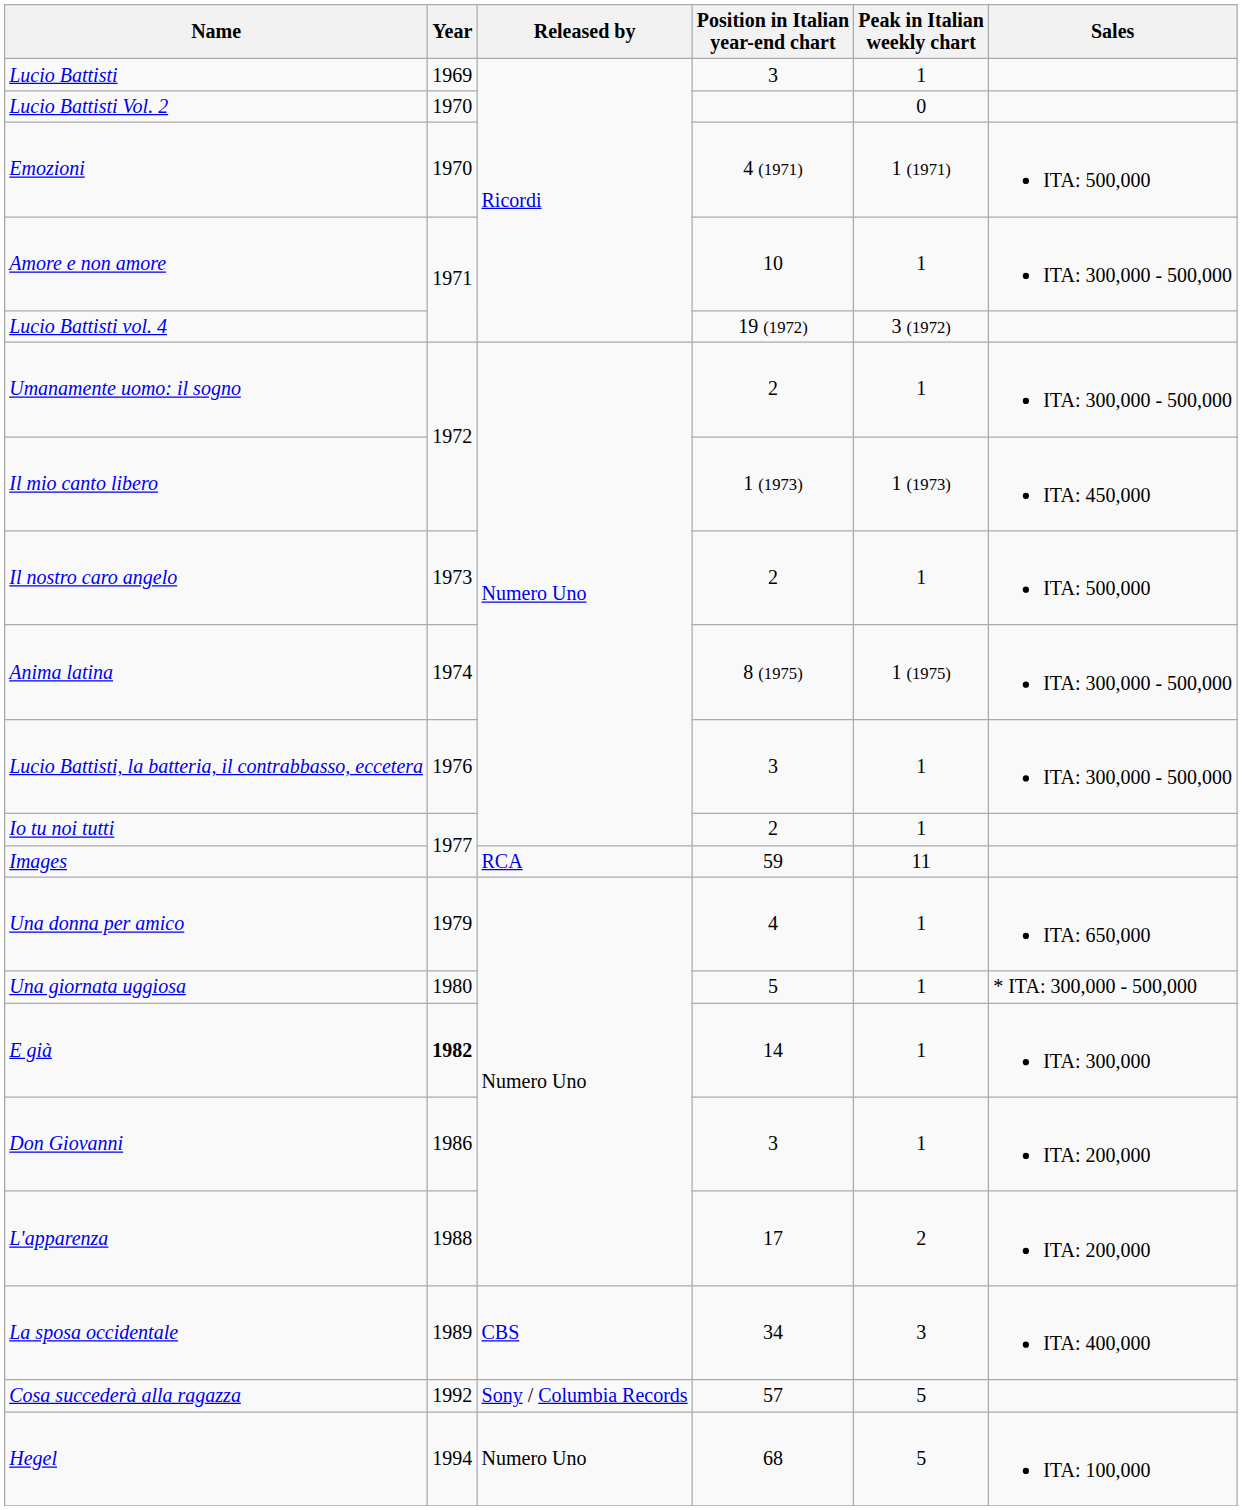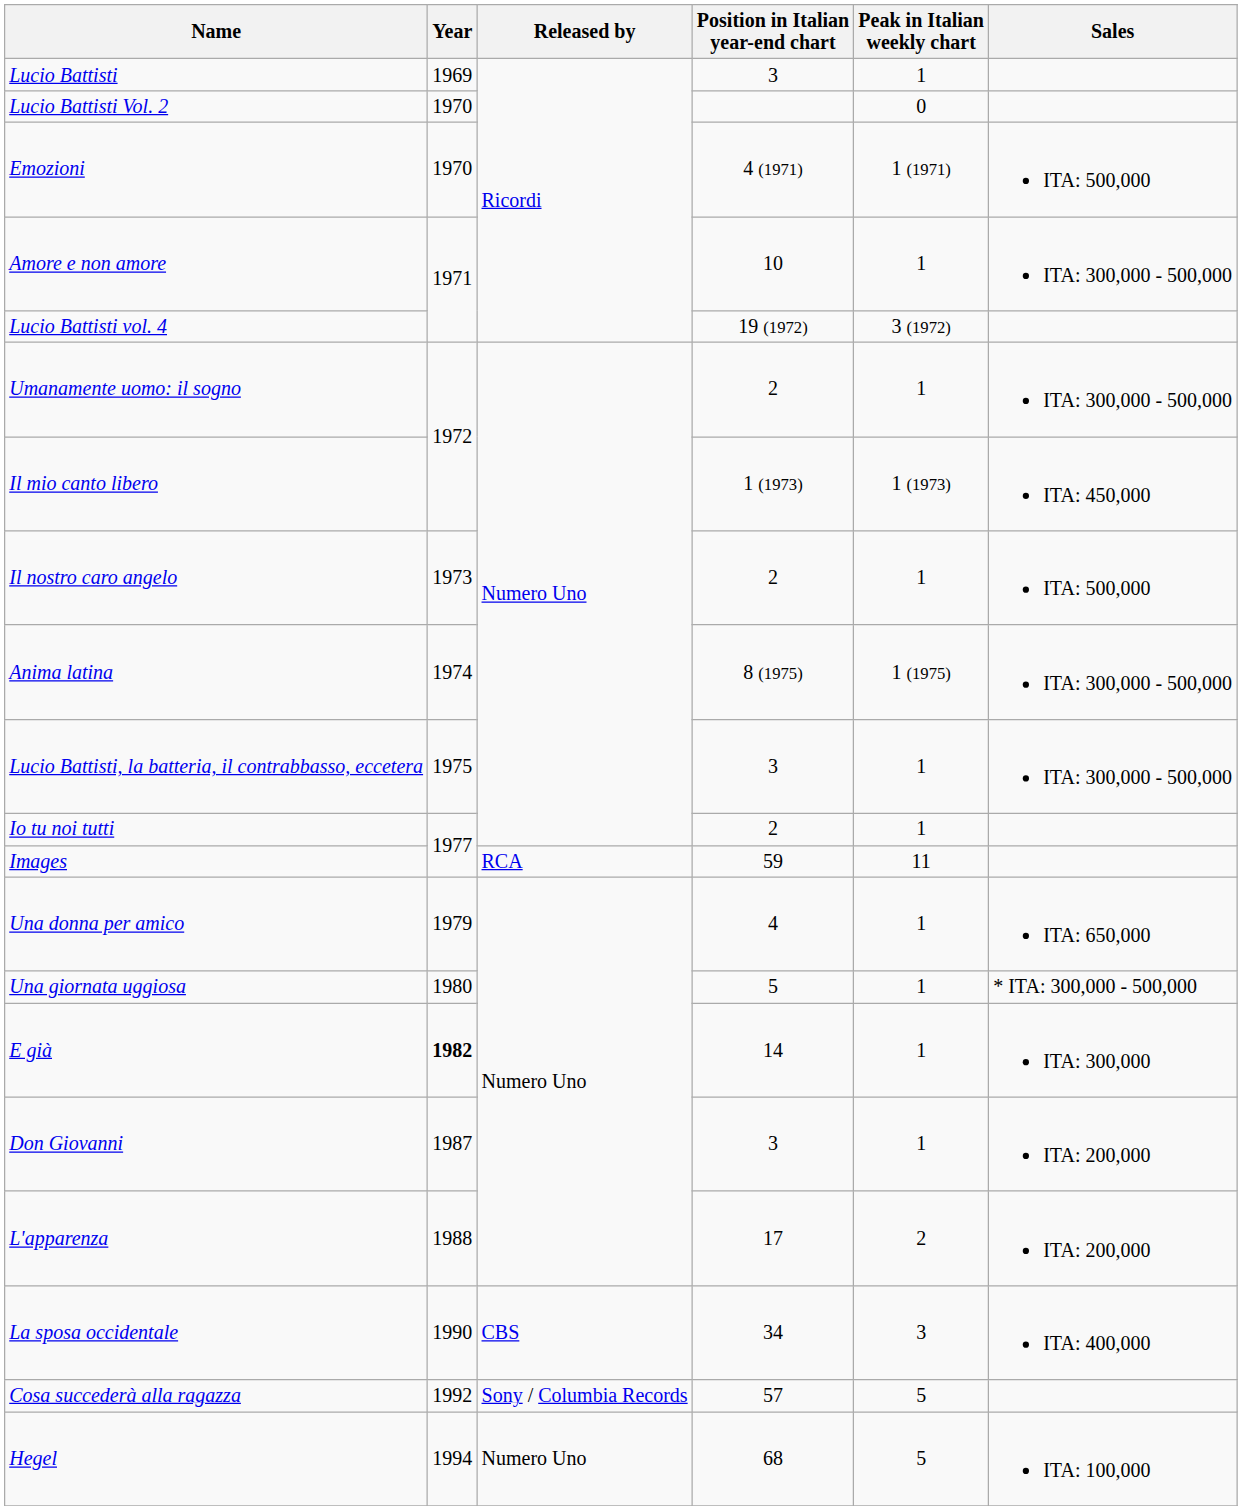(452, 766) 1976 -> (452, 766) 1975
(452, 1144) 1986 -> (452, 1144) 1987
(452, 1332) 1989 -> (452, 1332) 1990
